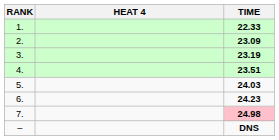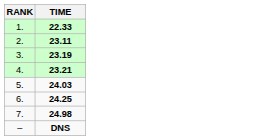- column: (130, 12)
(249, 41) 23.09 -> (60, 41) 23.11
(249, 70) 23.51 -> (60, 70) 23.21
(249, 99) 24.23 -> (60, 99) 24.25
(249, 114) pink background -> (60, 114) no background
